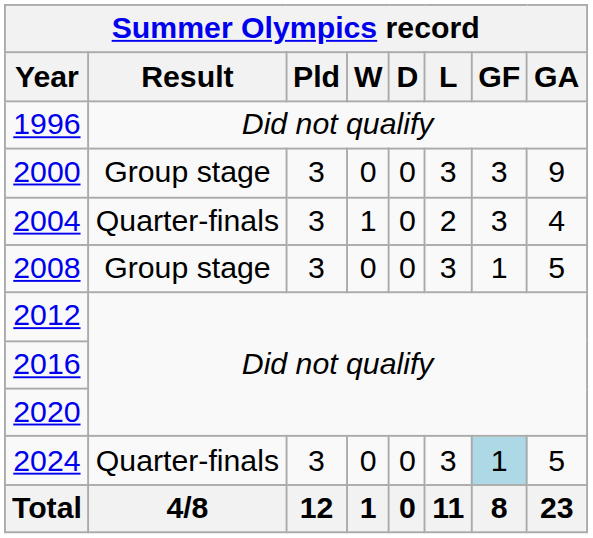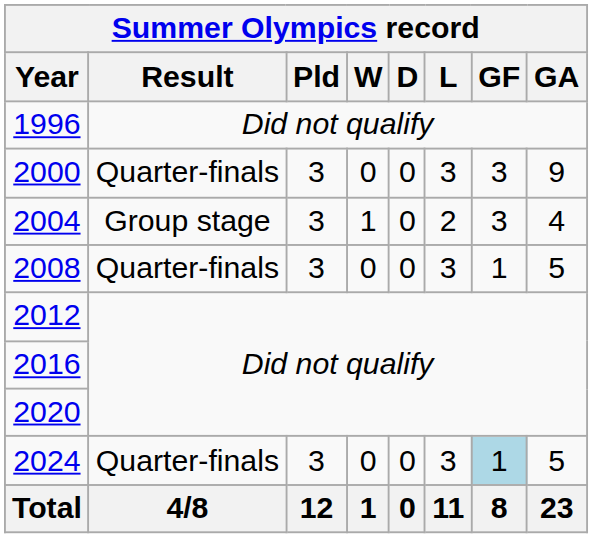(187, 172) Group stage -> (187, 172) Quarter-finals
(187, 220) Quarter-finals -> (187, 220) Group stage
(187, 268) Group stage -> (187, 268) Quarter-finals
